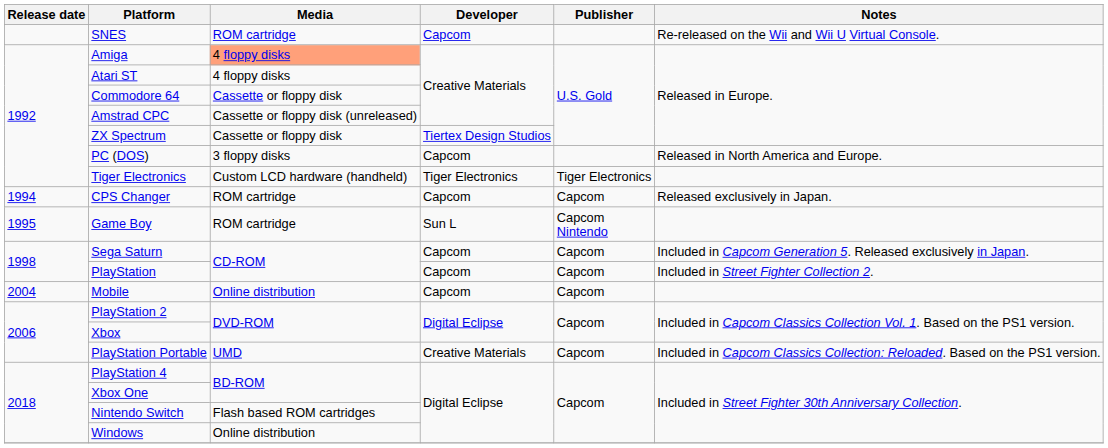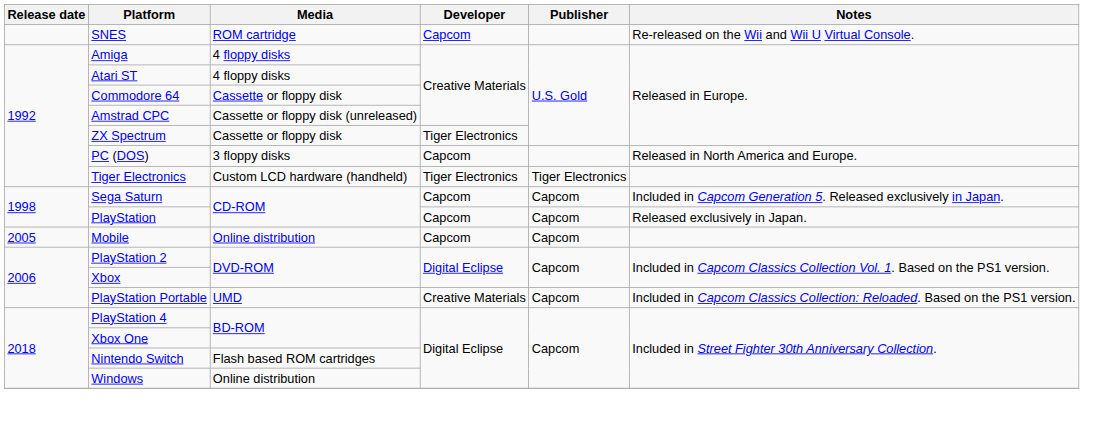(252, 55) lightsalmon background -> (252, 55) no background
(487, 136) Tiertex Design Studios -> (470, 136) Tiger Electronics
- row: (131, 197)
- row: (121, 224)
(765, 272) Included in Street Fighter Collection 2. -> (719, 217) Released exclusively in Japan.
(22, 292) 2004 -> (22, 237) 2005
